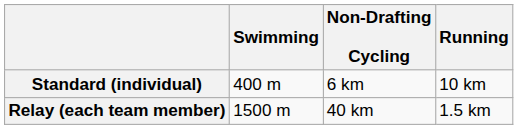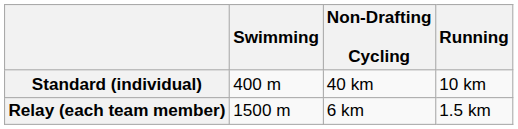(345, 83) 6 km -> (350, 83) 40 km
(350, 110) 40 km -> (345, 110) 6 km
